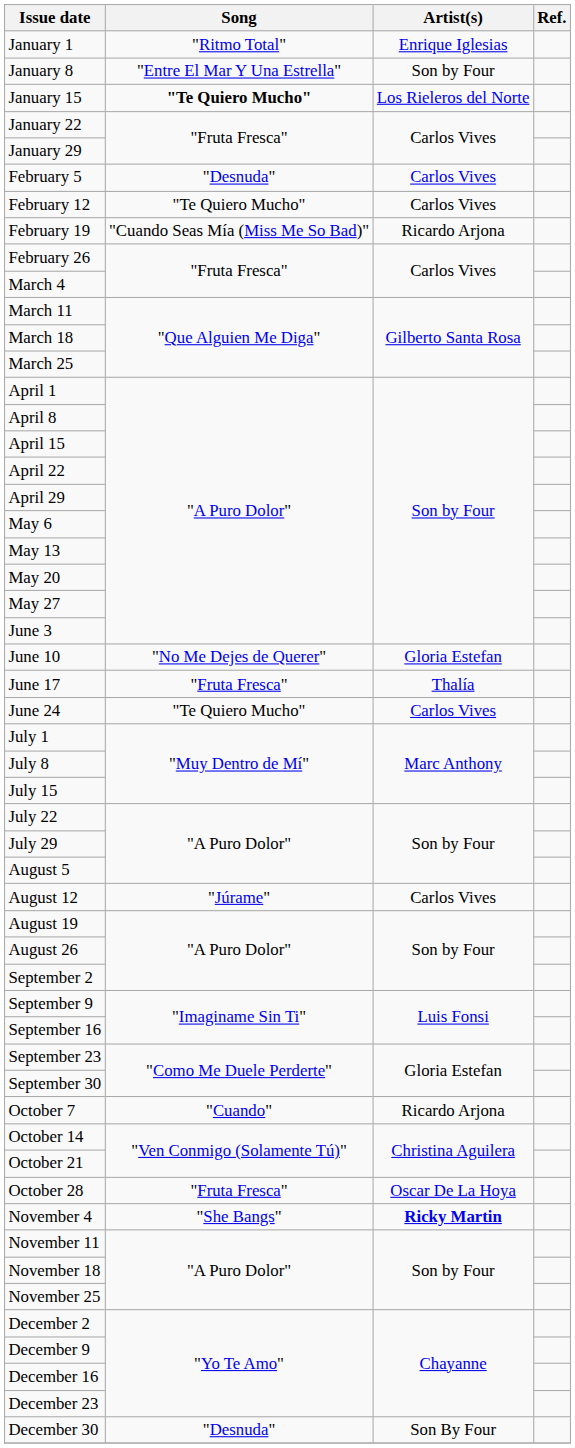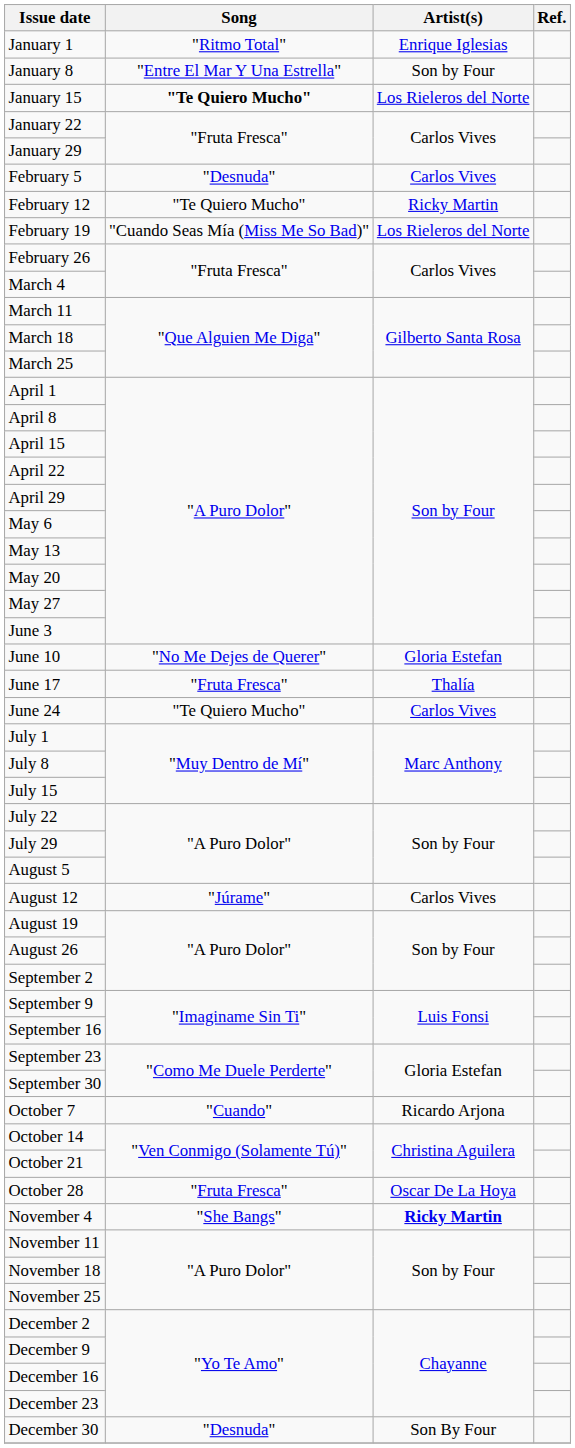(453, 204) Carlos Vives -> (453, 204) Ricky Martin
(453, 230) Ricardo Arjona -> (453, 230) Los Rieleros del Norte
